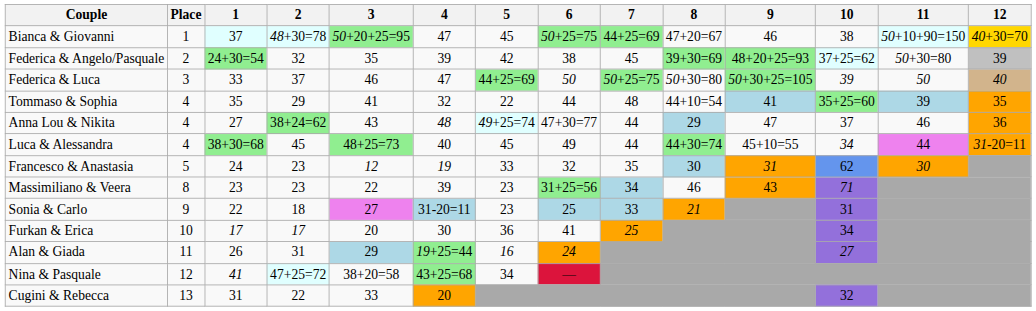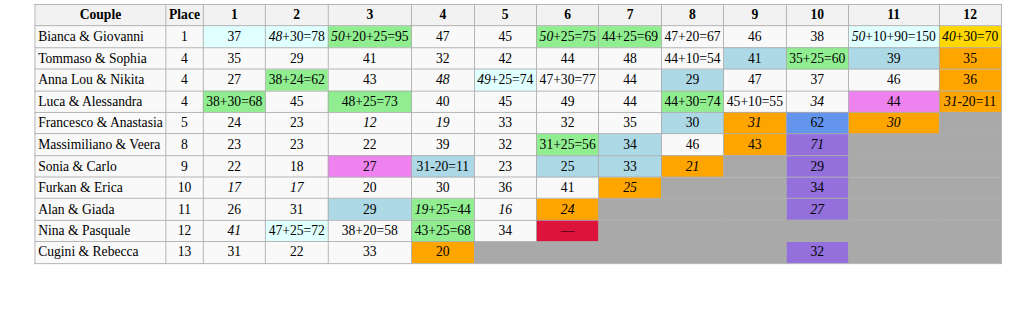- row: (86, 58)
- row: (54, 79)
(507, 101) 22 -> (505, 58) 42
(507, 187) 23 -> (505, 144) 32
(847, 209) 31 -> (817, 166) 29
